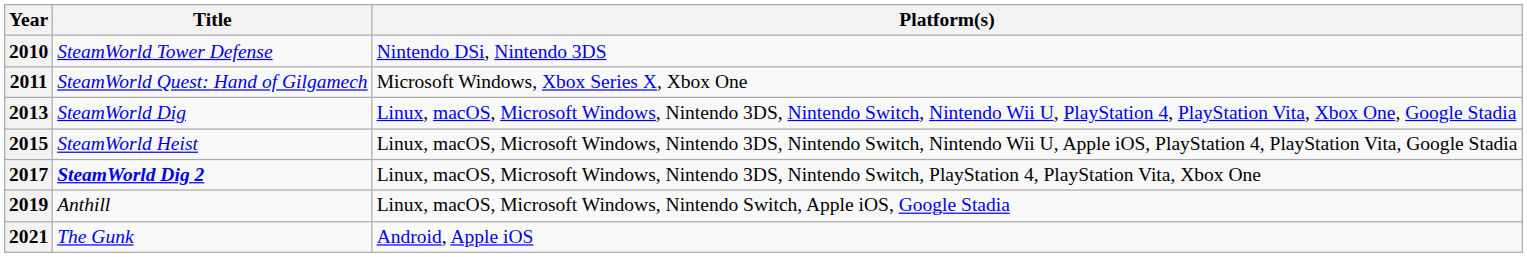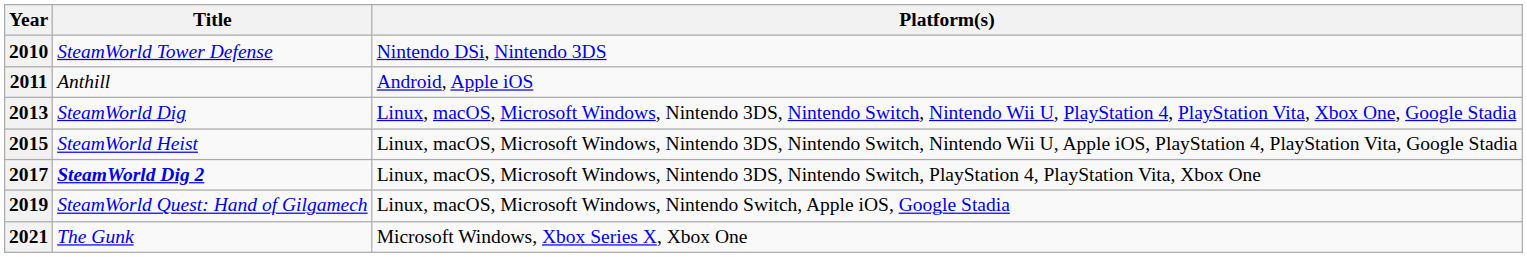(212, 81) SteamWorld Quest: Hand of Gilgamech -> (84, 81) Anthill
(562, 81) Microsoft Windows, Xbox Series X, Xbox One -> (455, 81) Android, Apple iOS
(84, 205) Anthill -> (212, 205) SteamWorld Quest: Hand of Gilgamech
(455, 236) Android, Apple iOS -> (562, 236) Microsoft Windows, Xbox Series X, Xbox One
